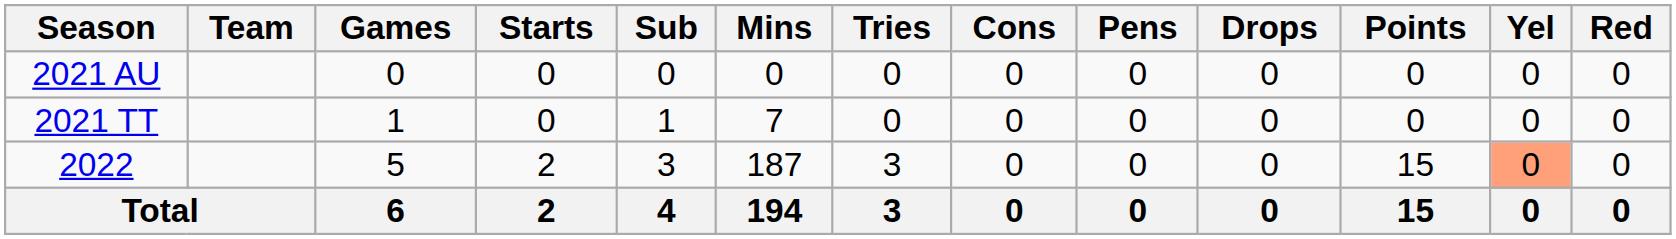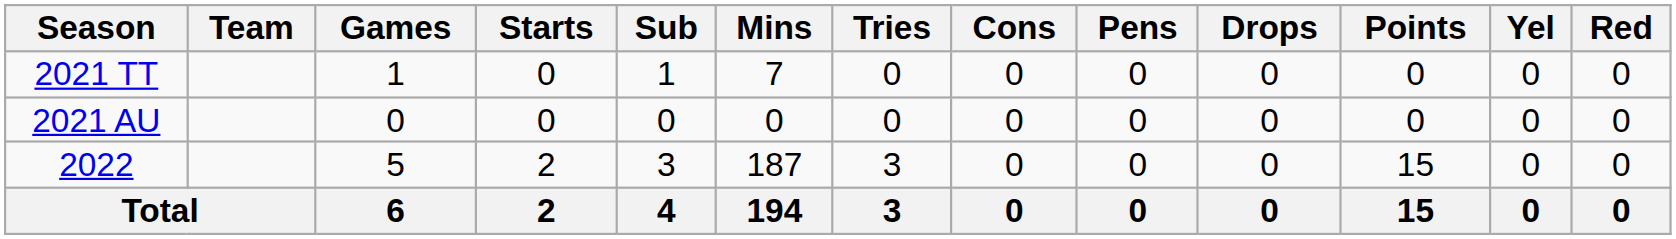rows swapped: (96, 73) <-> (96, 119)
(1531, 164) lightsalmon background -> (1531, 164) no background
